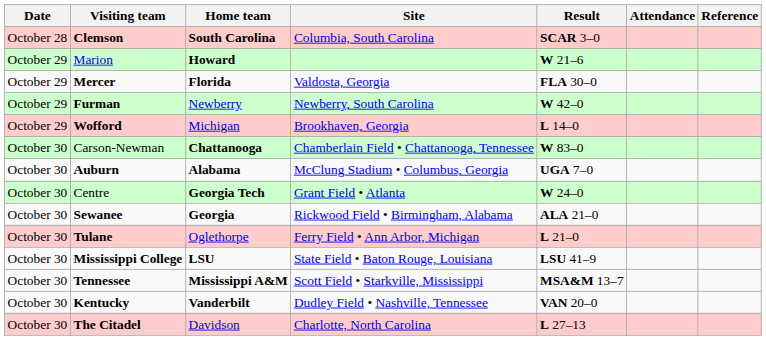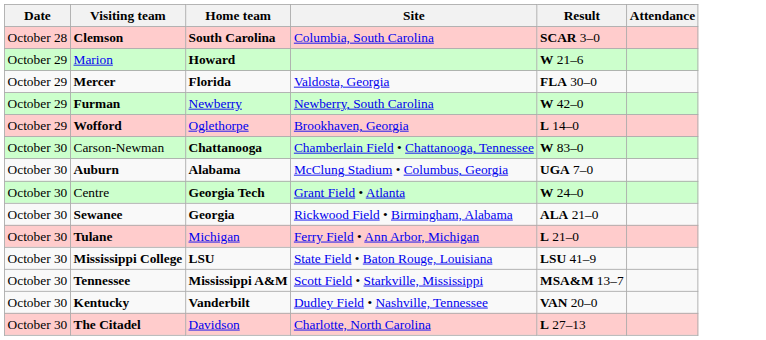- column: (730, 15)
(214, 125) Michigan -> (219, 125) Oglethorpe
(219, 236) Oglethorpe -> (214, 236) Michigan
